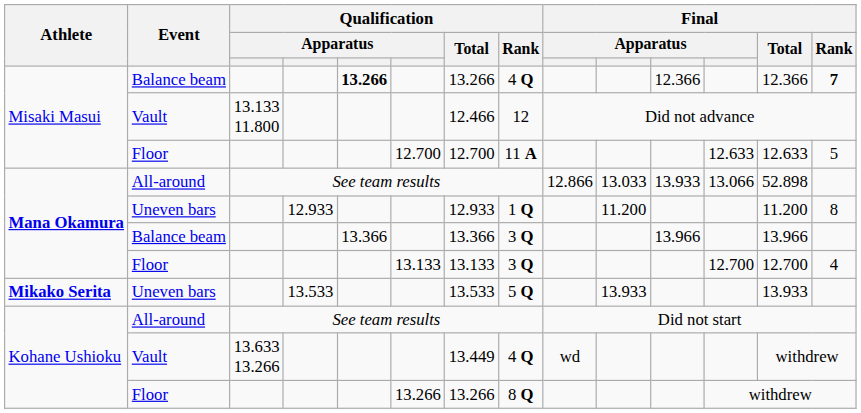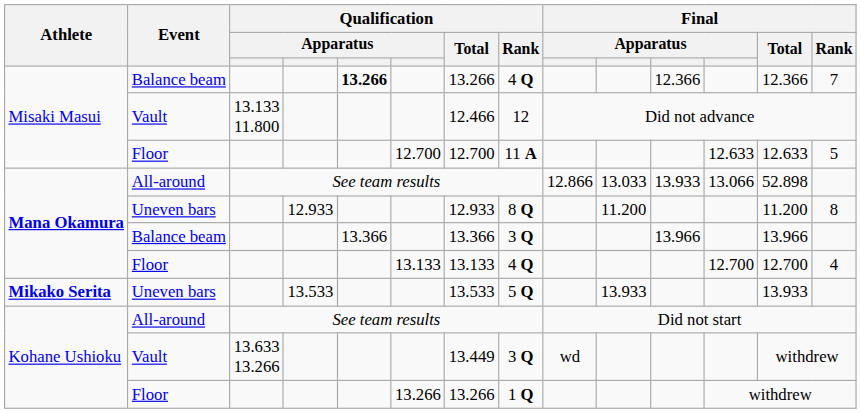(834, 79) bold -> (834, 79) normal
(521, 209) 1 Q -> (521, 209) 8 Q
(521, 264) 3 Q -> (521, 264) 4 Q
(521, 357) 4 Q -> (521, 357) 3 Q
(521, 394) 8 Q -> (521, 394) 1 Q
